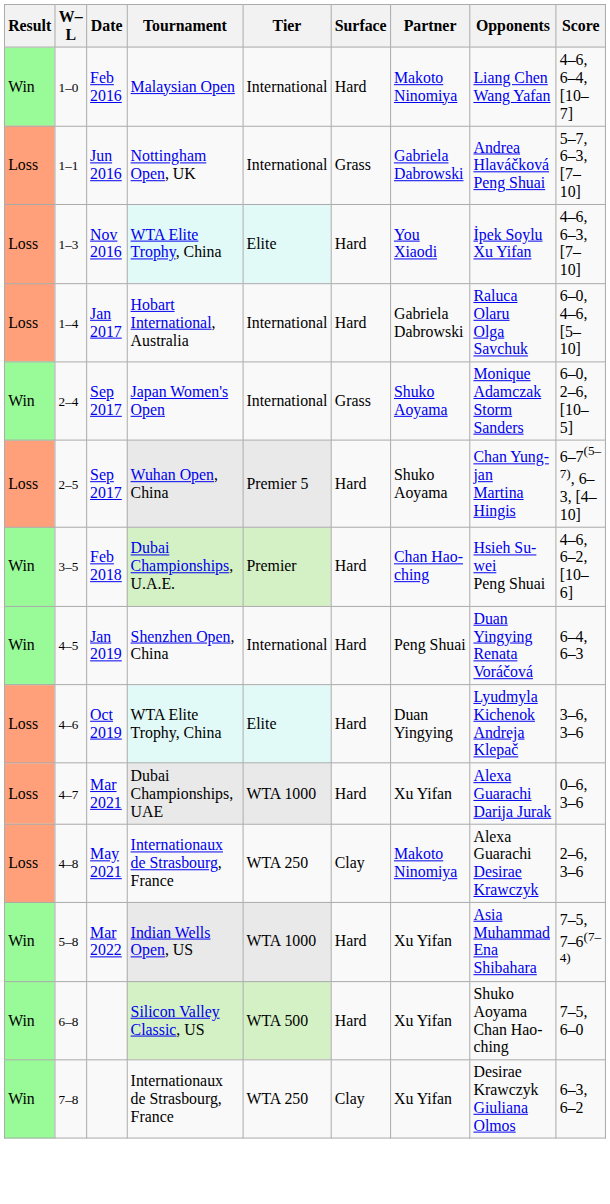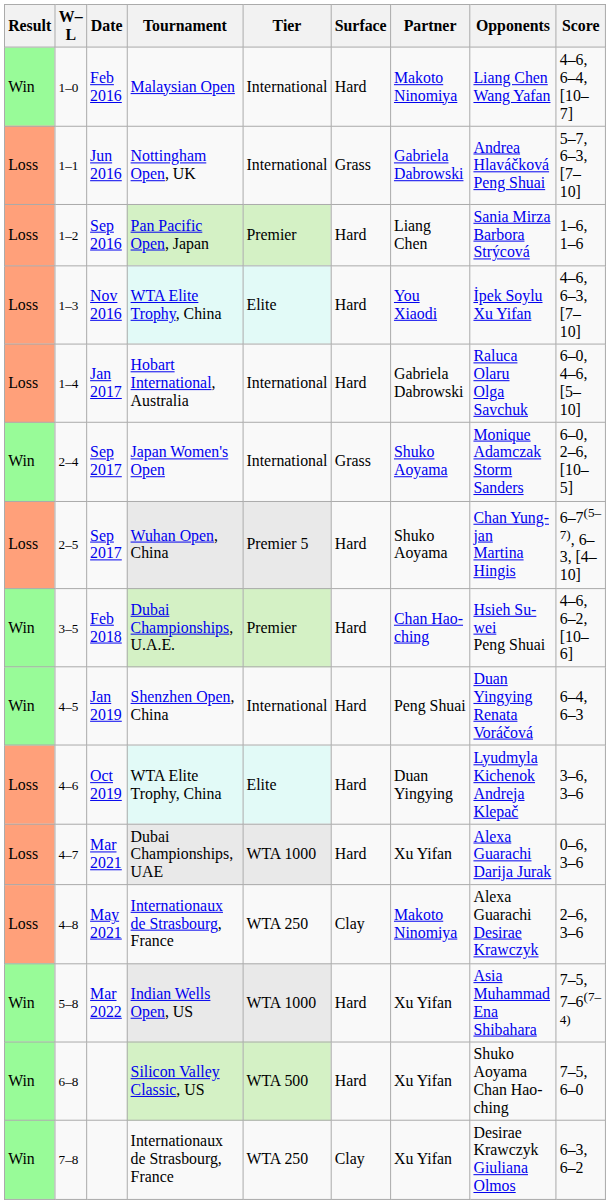+ row: (68, 235)
